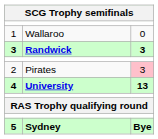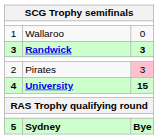(142, 85) 13 -> (142, 85) 15
